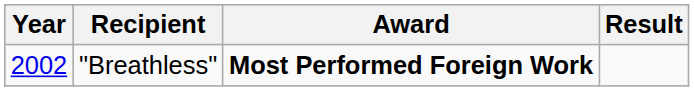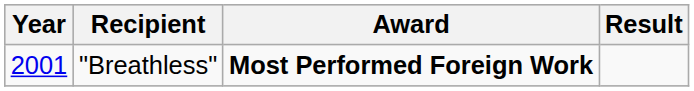(39, 65) 2002 -> (39, 65) 2001
